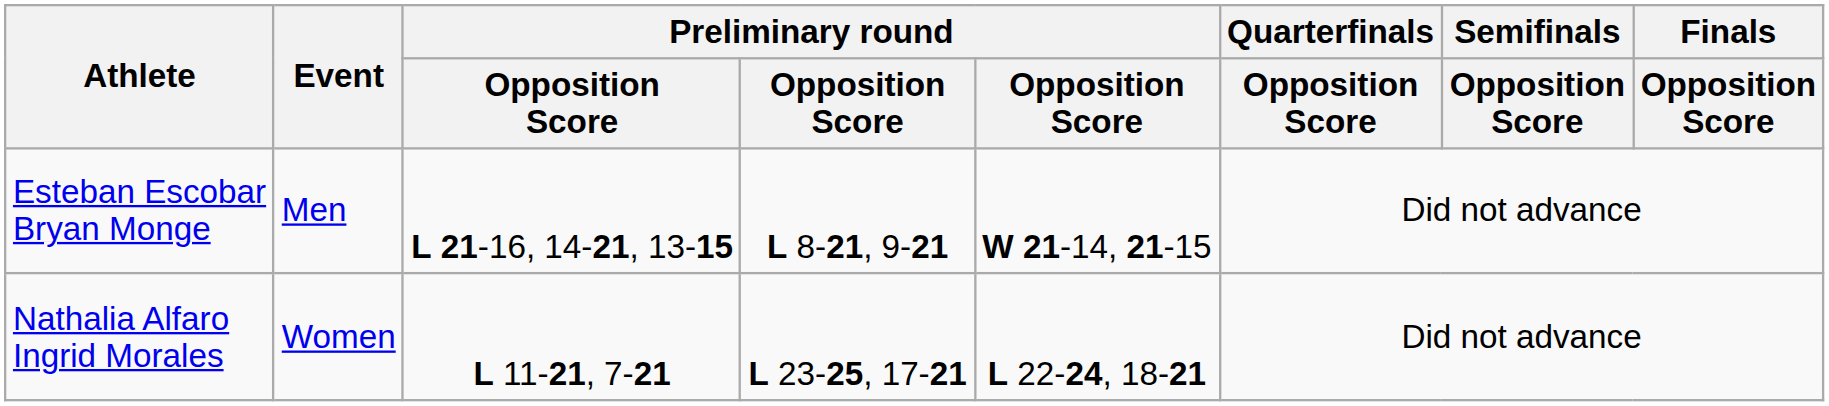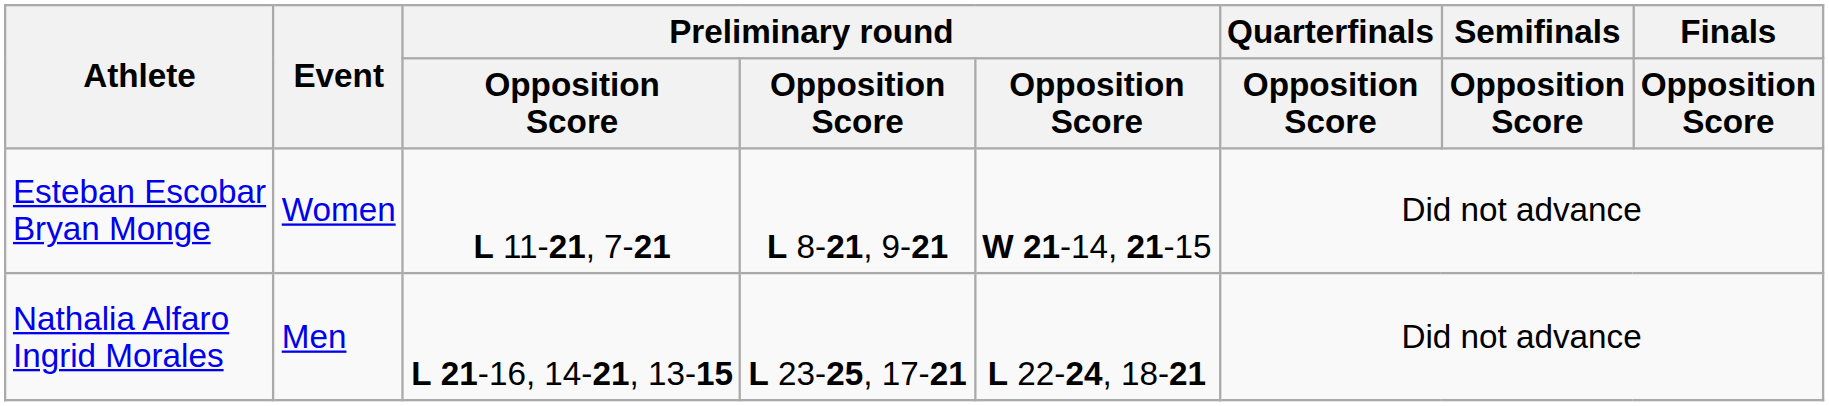(314, 211) Men -> (339, 211) Women
(572, 248) L 21-16, 14-21, 13-15 -> (572, 248) L 11-21, 7-21
(339, 337) Women -> (314, 337) Men
(572, 374) L 11-21, 7-21 -> (572, 374) L 21-16, 14-21, 13-15
